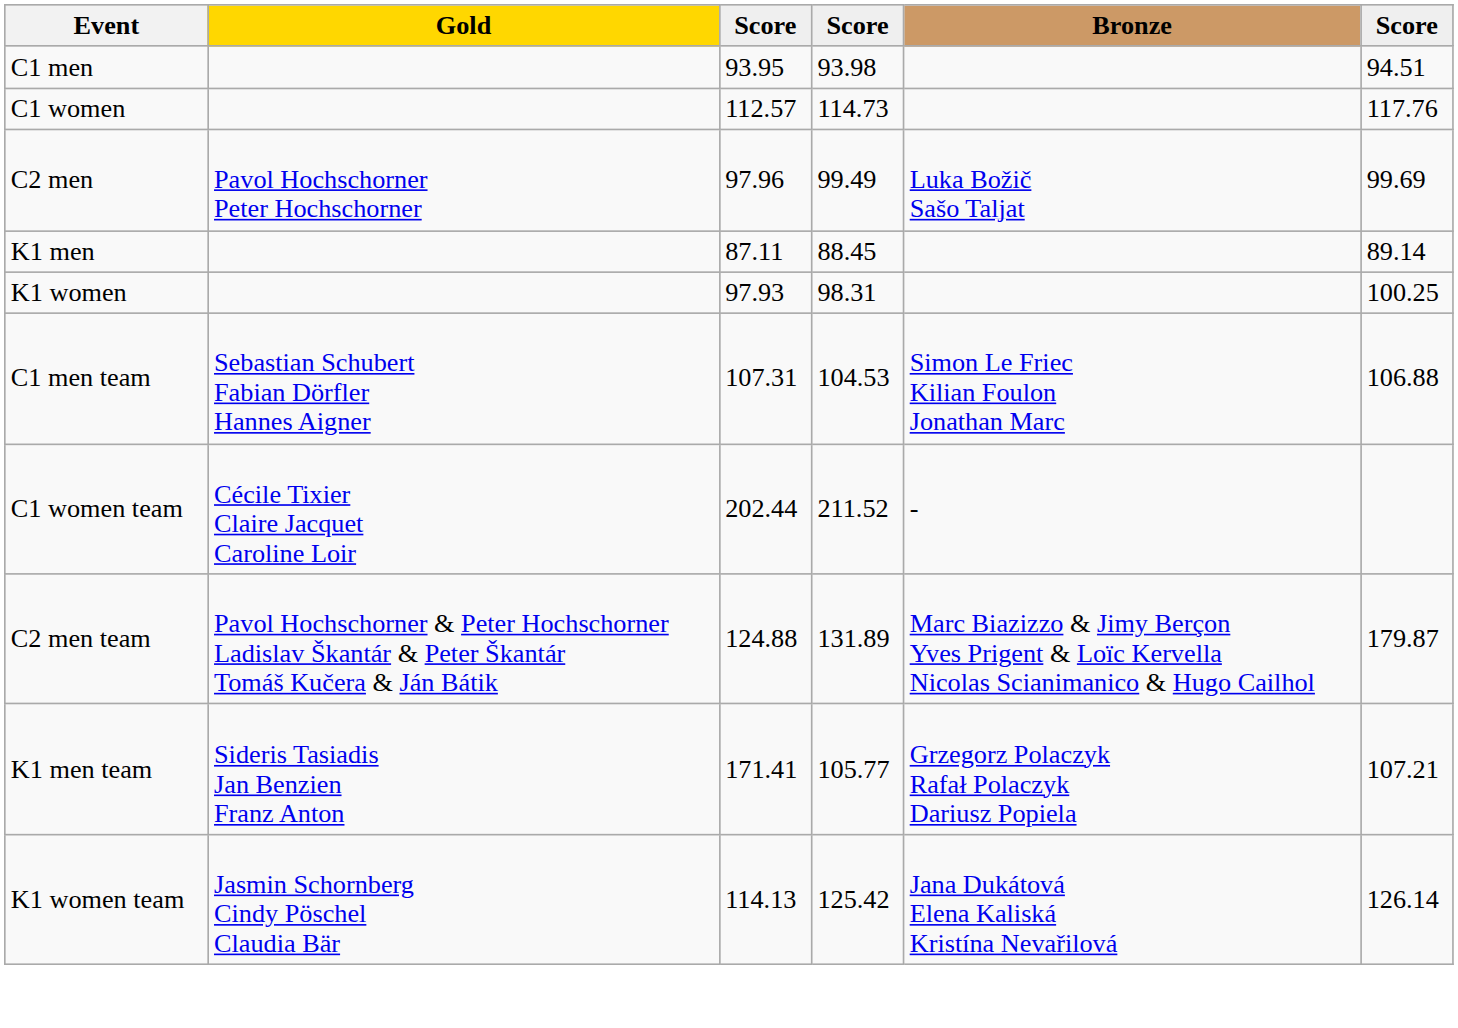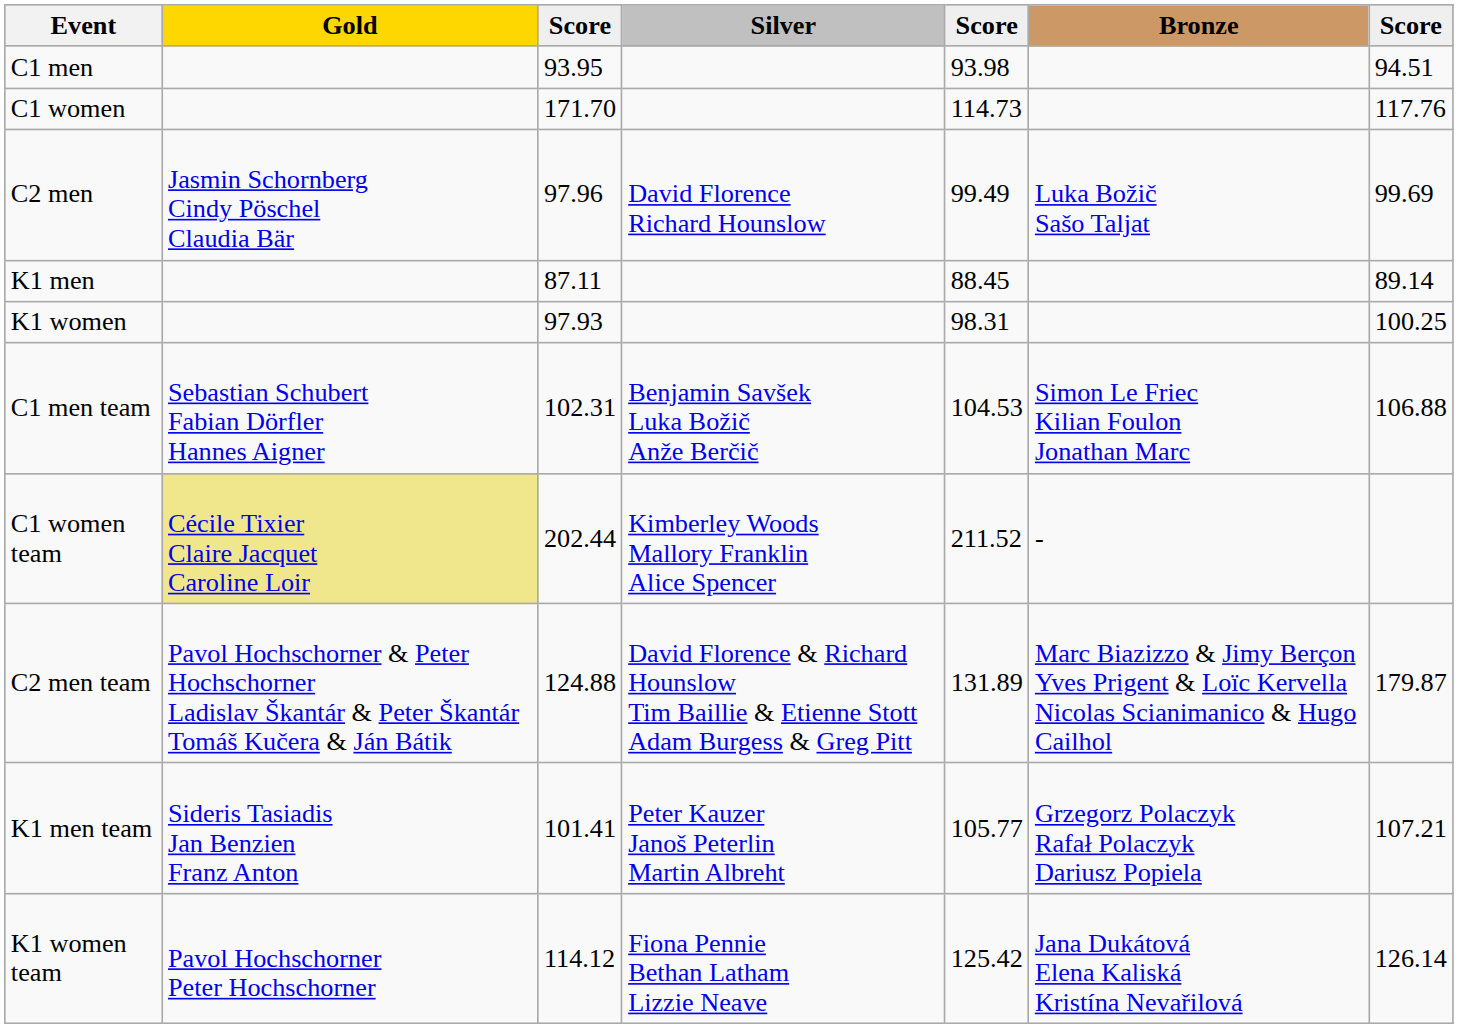+ column: (783, 25)
(761, 108) 112.57 -> (580, 108) 171.70
(321, 194) Pavol Hochschorner Peter Hochschorner -> (268, 209) Jasmin Schornberg Cindy Pöschel Claudia Bär
(761, 378) 107.31 -> (580, 407) 102.31
(289, 523) no background -> (243, 552) khaki background
(761, 768) 171.41 -> (580, 827) 101.41
(314, 913) Jasmin Schornberg Cindy Pöschel Claudia Bär -> (275, 972) Pavol Hochschorner Peter Hochschorner
(761, 899) 114.13 -> (579, 958) 114.12
